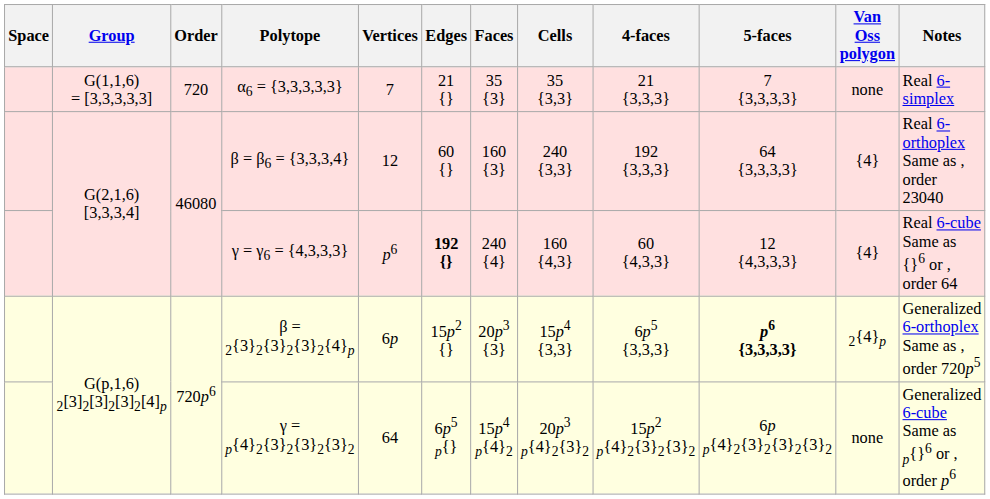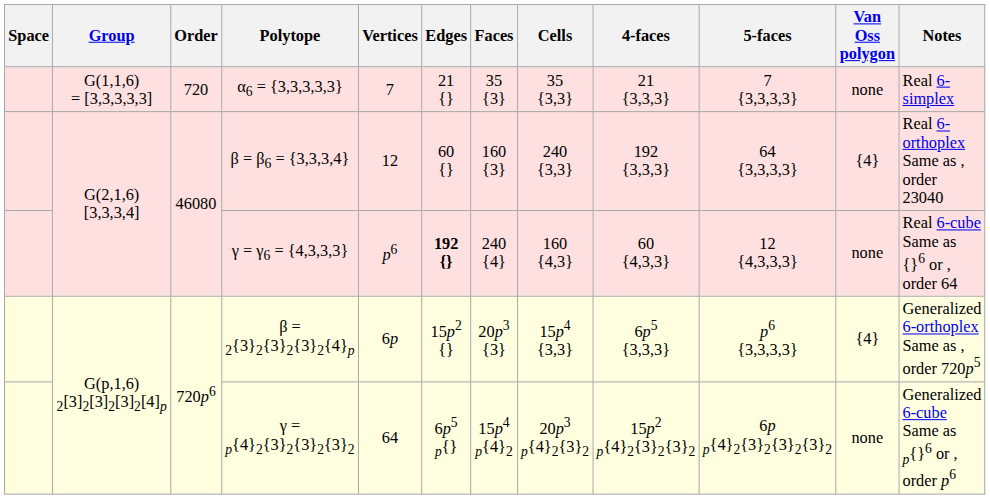(867, 253) {4} -> (867, 253) none
(767, 338) bold -> (767, 338) normal
(867, 338) 2{4}p -> (867, 338) {4}
